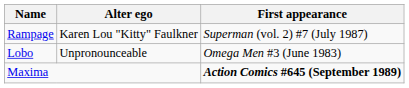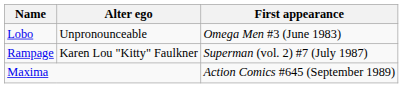rows swapped: (20, 53) <-> (30, 33)
(302, 72) bold -> (299, 72) normal
